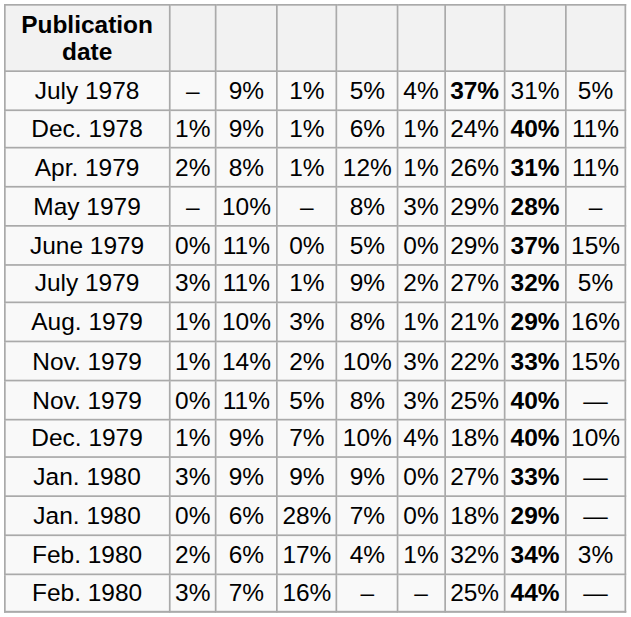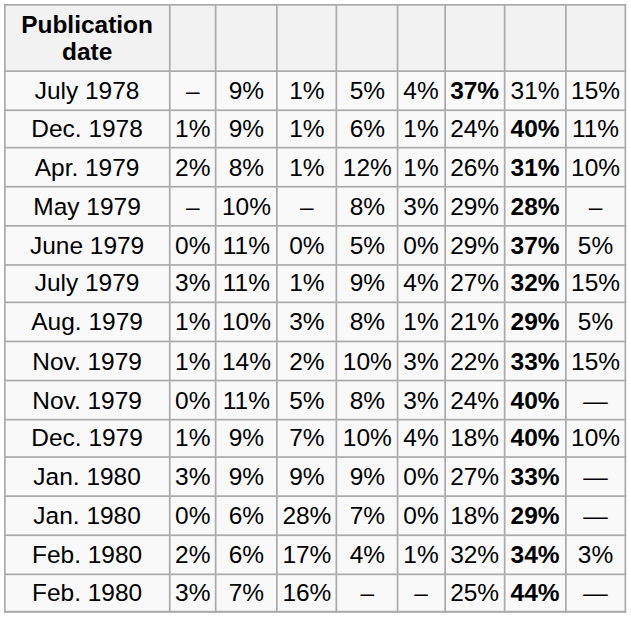(596, 90) 5% -> (596, 90) 15%
(596, 168) 11% -> (596, 168) 10%
(596, 245) 15% -> (596, 245) 5%
(421, 284) 2% -> (421, 284) 4%
(596, 284) 5% -> (596, 284) 15%
(596, 323) 16% -> (596, 323) 5%
(475, 400) 25% -> (475, 400) 24%
